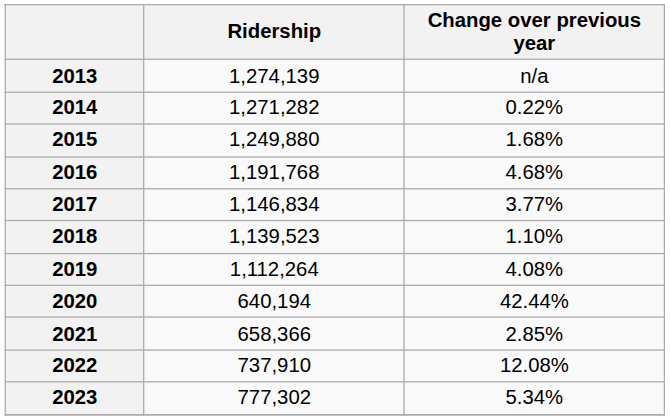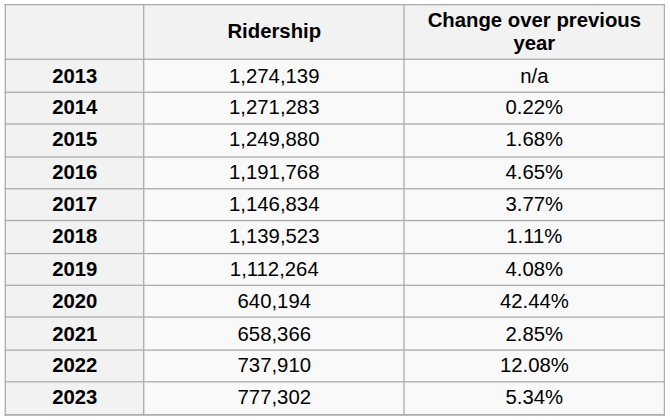(274, 107) 1,271,282 -> (274, 107) 1,271,283
(534, 172) 4.68% -> (534, 172) 4.65%
(534, 236) 1.10% -> (534, 236) 1.11%
